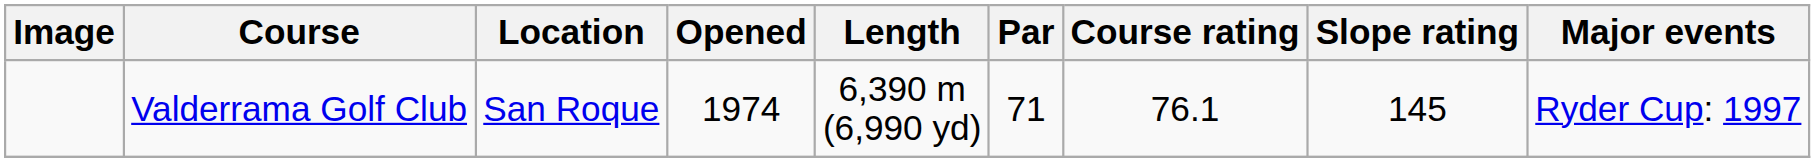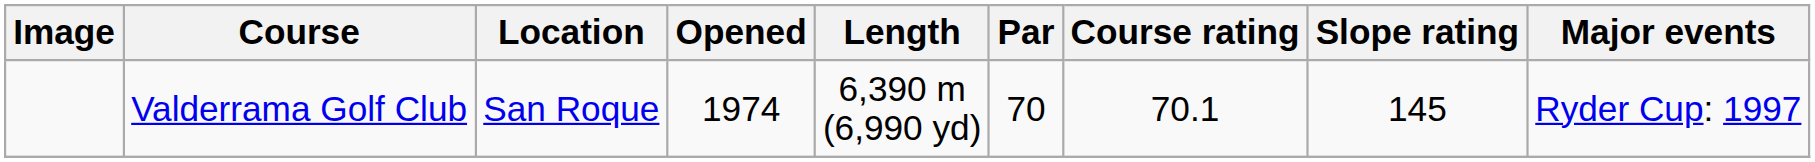(1026, 108) 71 -> (1026, 108) 70
(1185, 108) 76.1 -> (1185, 108) 70.1
